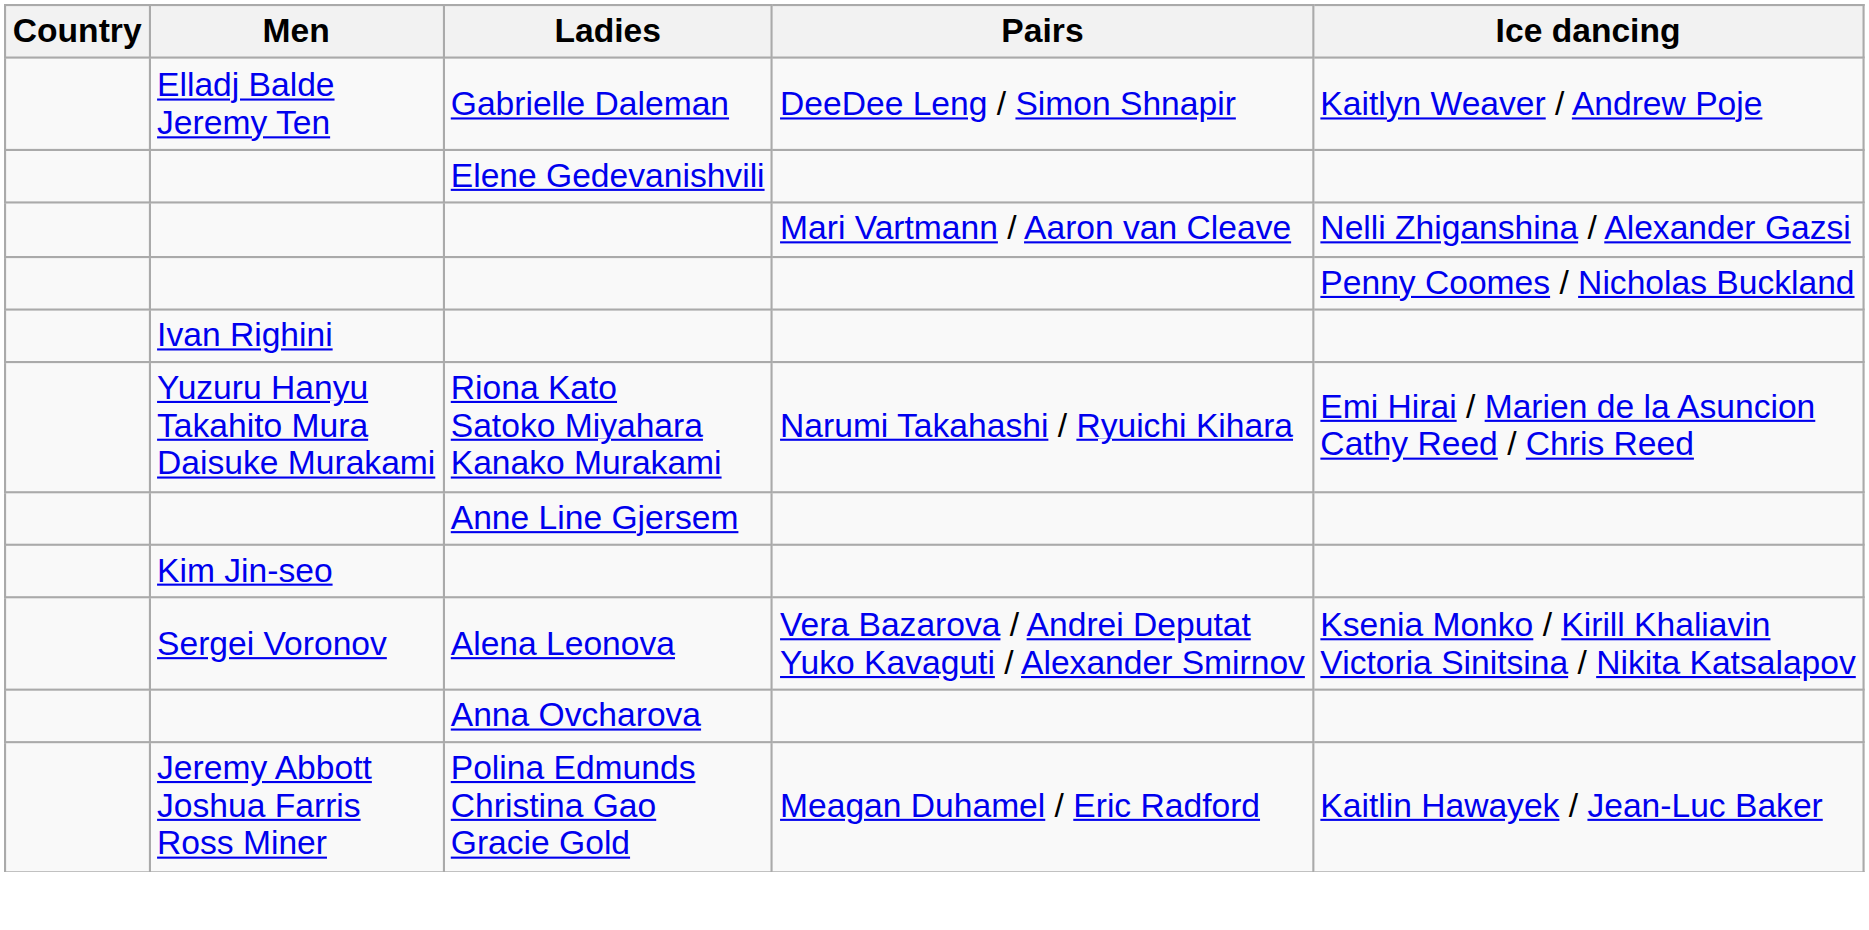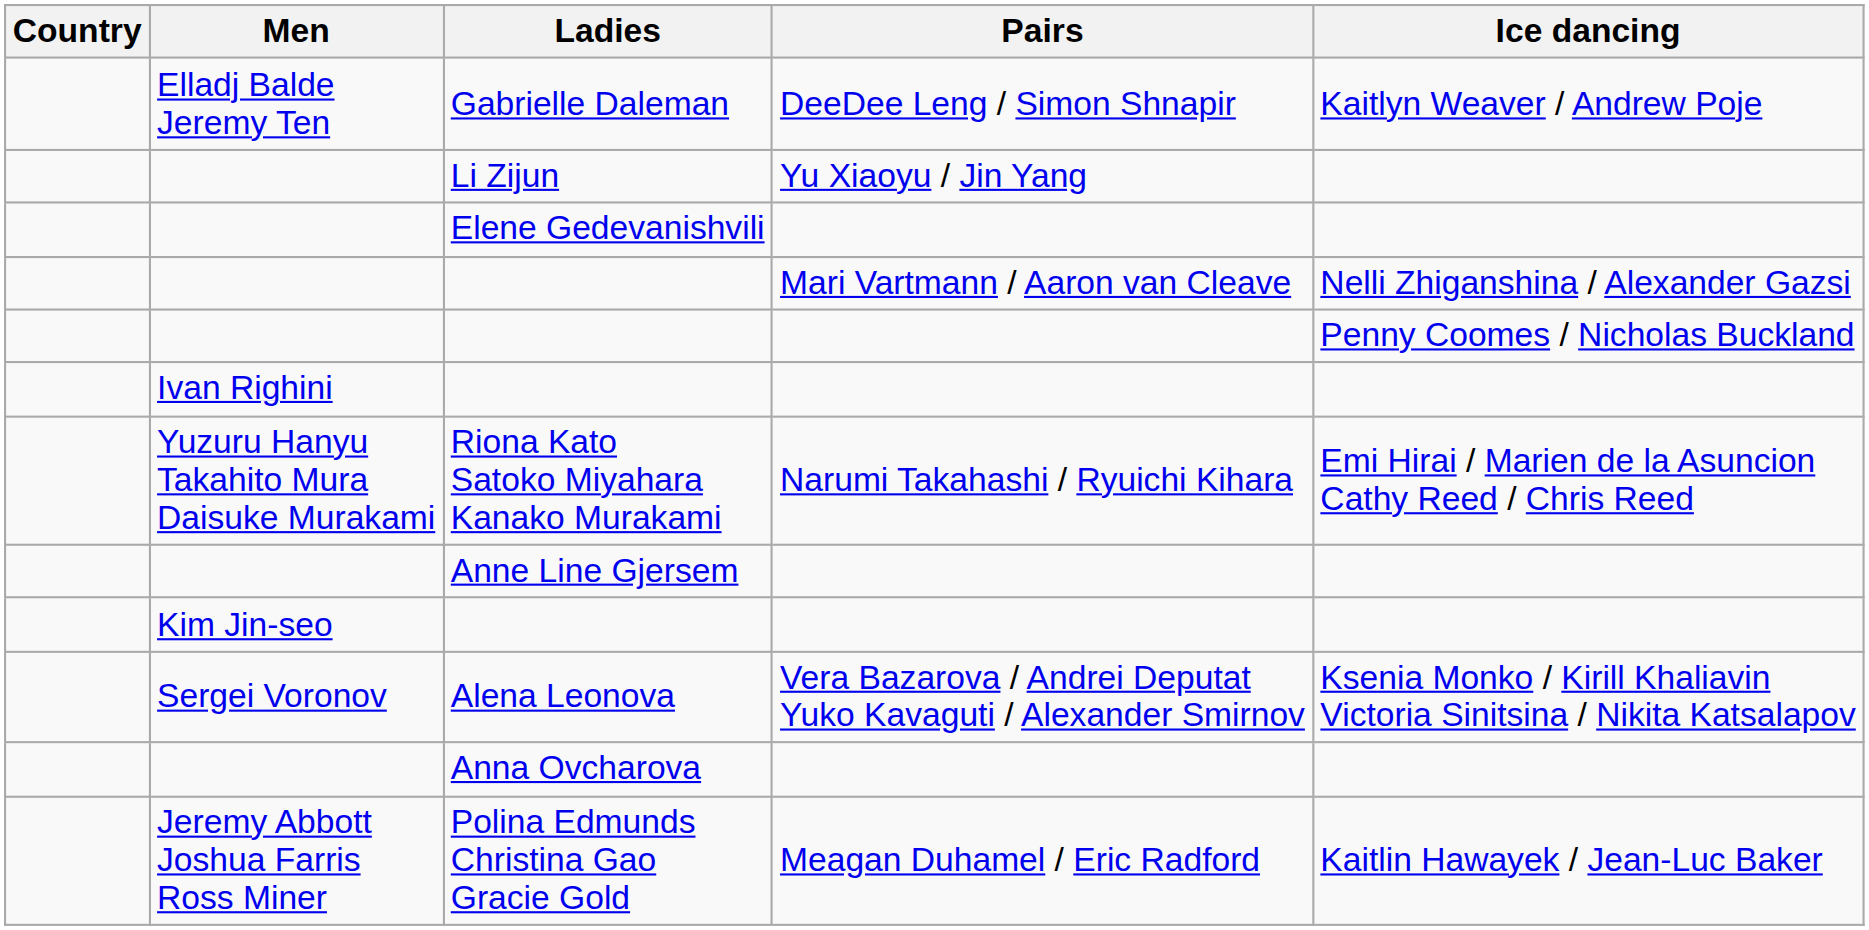+ row: (296, 176)
